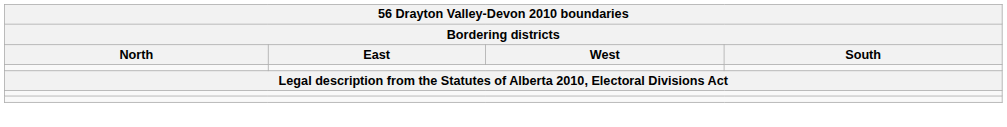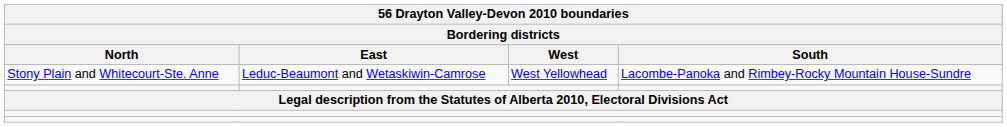+ row: (113, 74)
